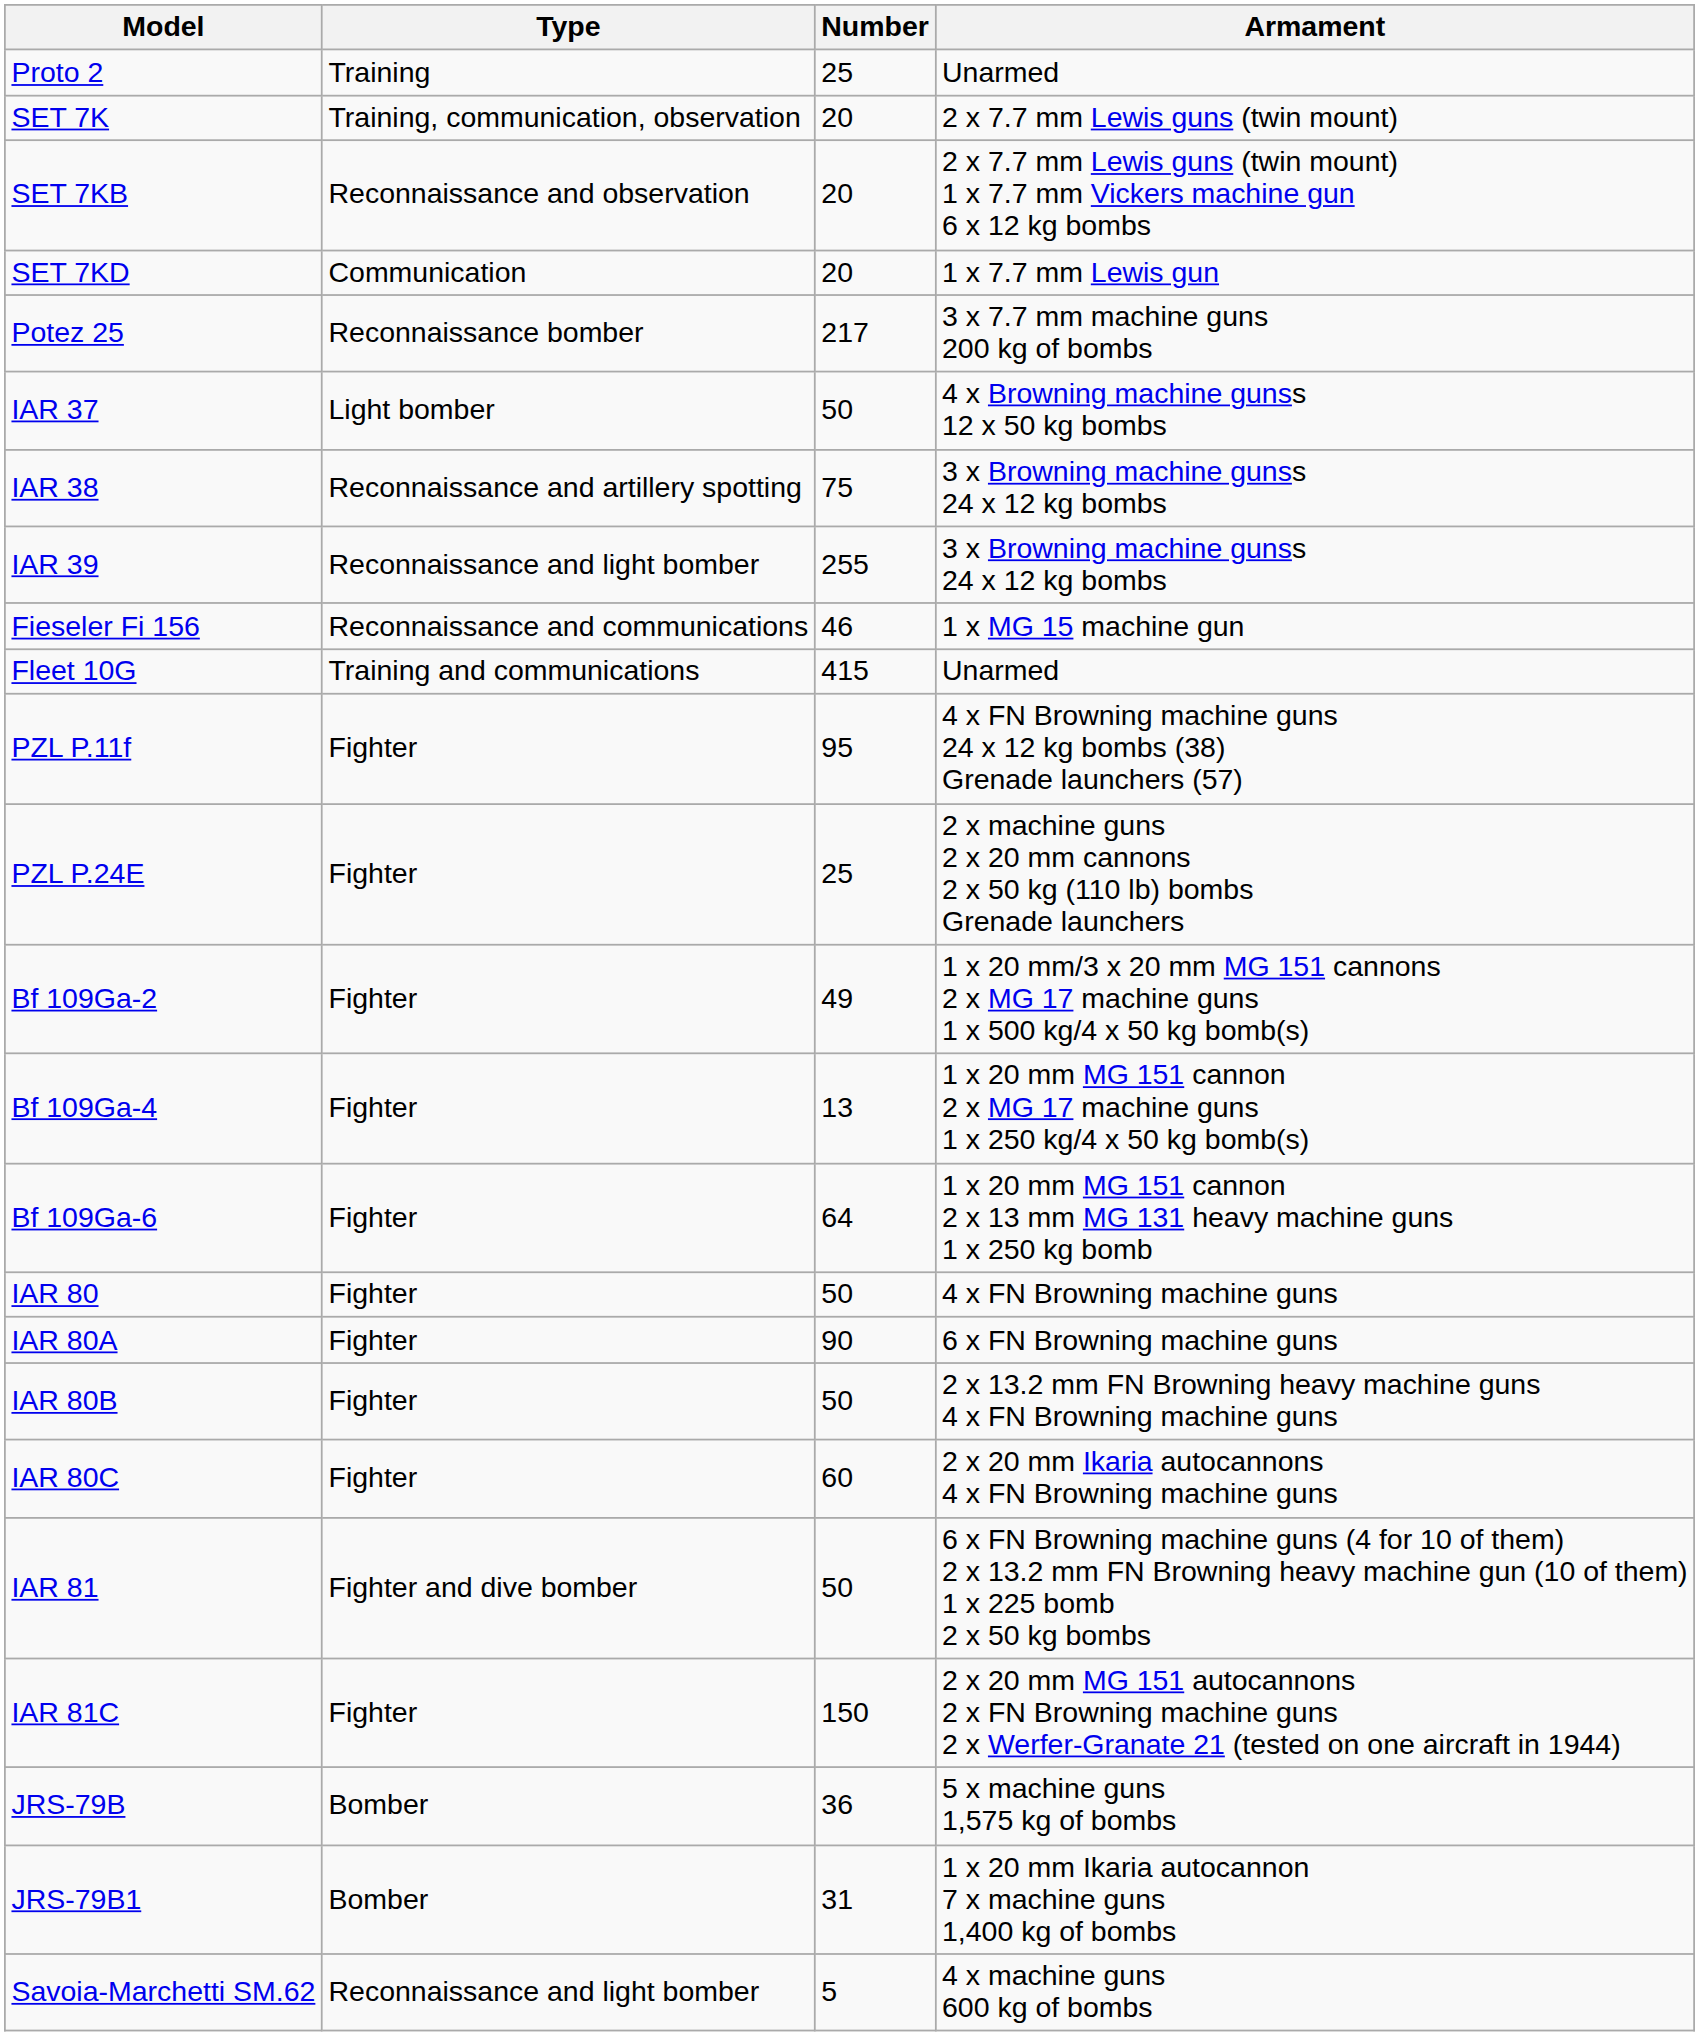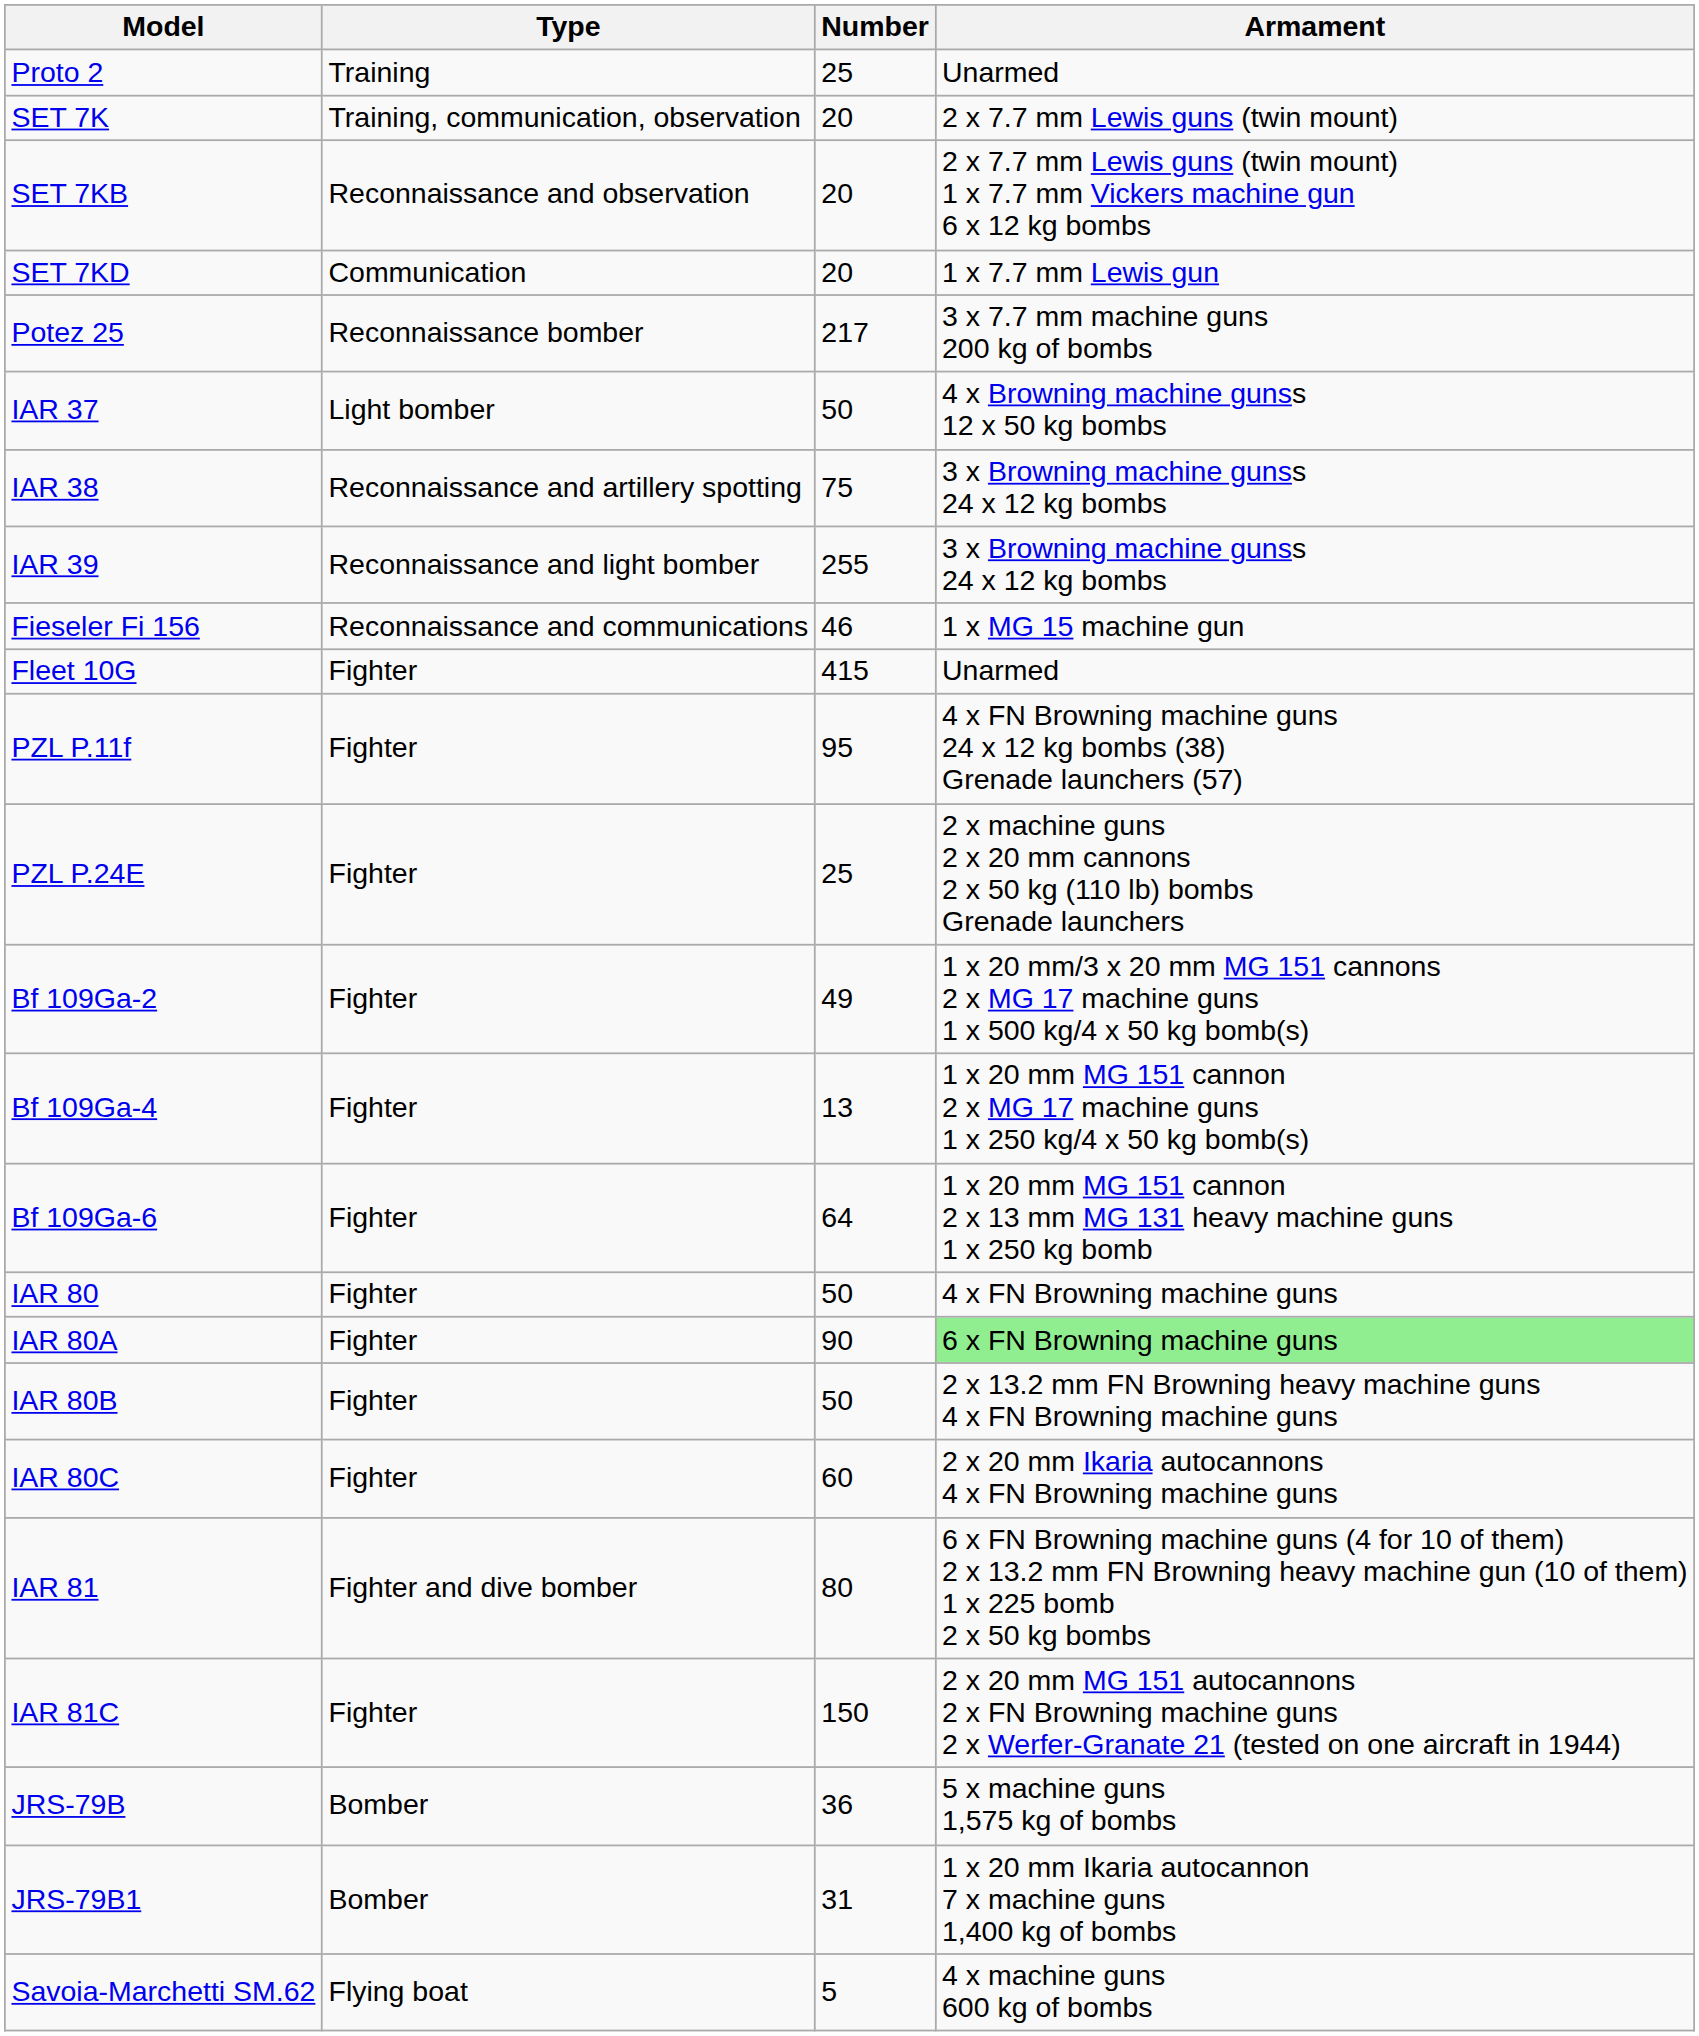(514, 670) Training and communications -> (373, 670) Fighter
(1140, 1339) no background -> (1140, 1339) lightgreen background
(837, 1587) 50 -> (837, 1587) 80
(544, 1992) Reconnaissance and light bomber -> (398, 1992) Flying boat
